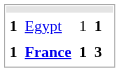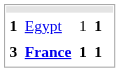(13, 52) 1 -> (13, 52) 3
(98, 52) 3 -> (98, 52) 1
